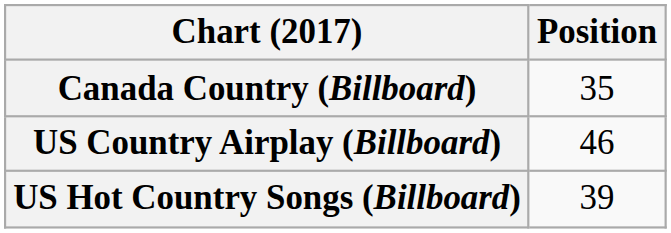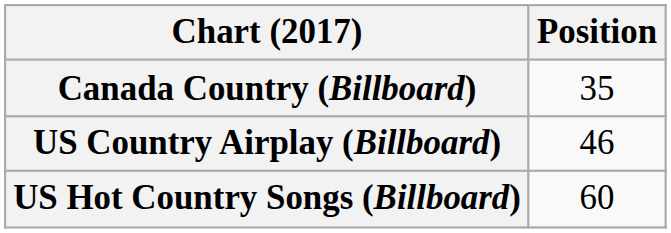(597, 198) 39 -> (597, 198) 60
